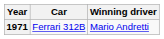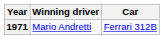columns swapped: (123, 12) <-> (59, 12)
